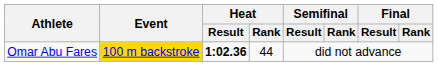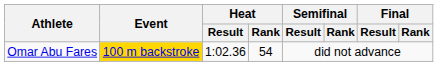(226, 52) bold -> (225, 52) normal
(266, 52) 44 -> (266, 52) 54
